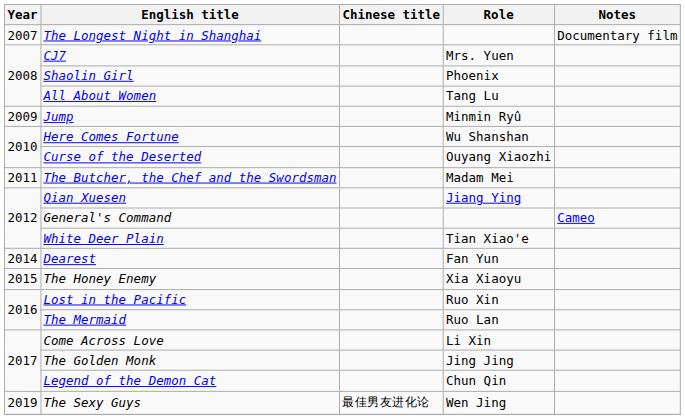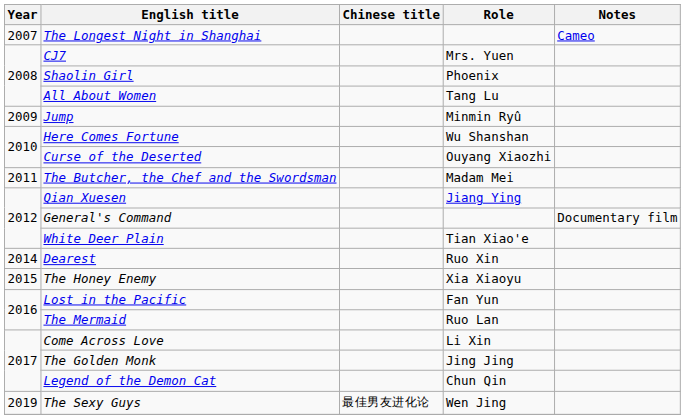(617, 35) Documentary film -> (576, 35) Cameo
(576, 218) Cameo -> (617, 218) Documentary film
(472, 259) Fan Yun -> (472, 259) Ruo Xin
(472, 299) Ruo Xin -> (472, 299) Fan Yun
